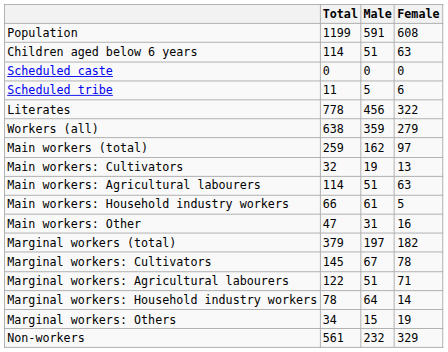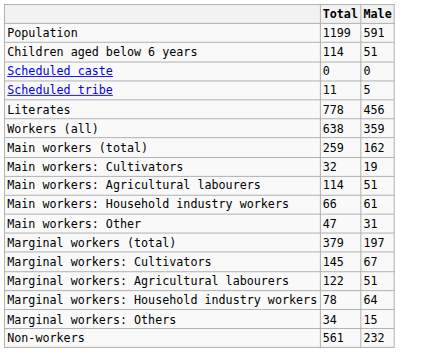- column: (418, 14)
